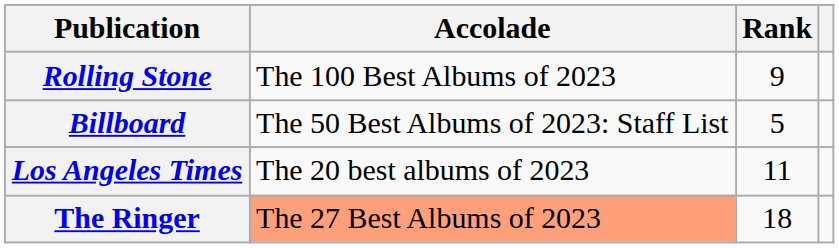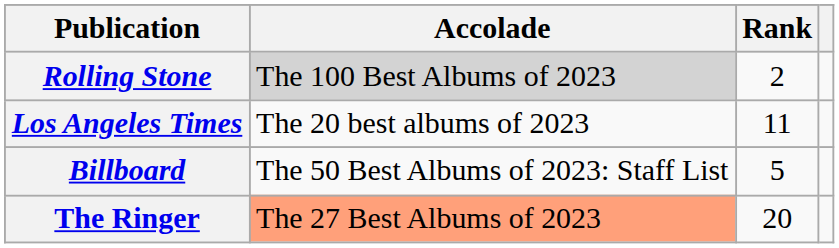(436, 75) no background -> (436, 75) lightgrey background
(777, 75) 9 -> (777, 75) 2
rows swapped: (127, 123) <-> (127, 170)
(777, 218) 18 -> (777, 218) 20
